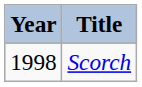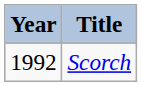(33, 62) 1998 -> (33, 62) 1992
